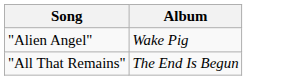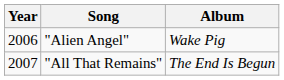+ column: (23, 16)
